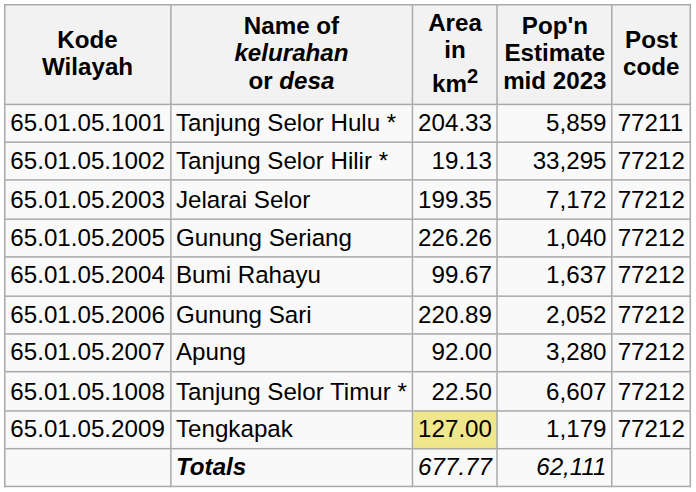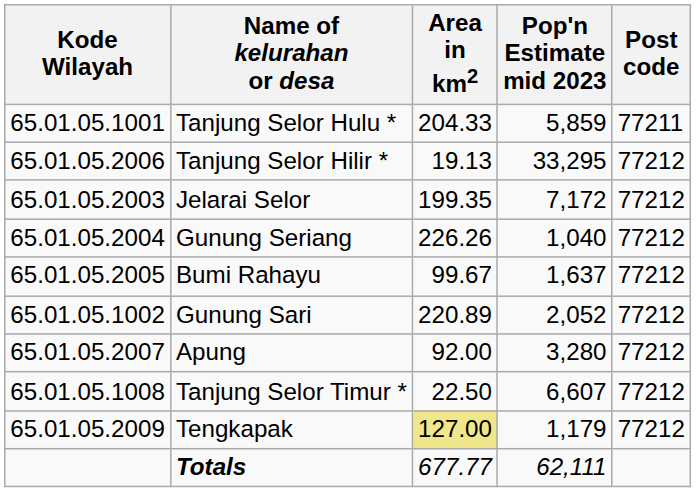(88, 161) 65.01.05.1002 -> (88, 161) 65.01.05.2006
(88, 237) 65.01.05.2005 -> (88, 237) 65.01.05.2004
(88, 276) 65.01.05.2004 -> (88, 276) 65.01.05.2005
(88, 314) 65.01.05.2006 -> (88, 314) 65.01.05.1002
